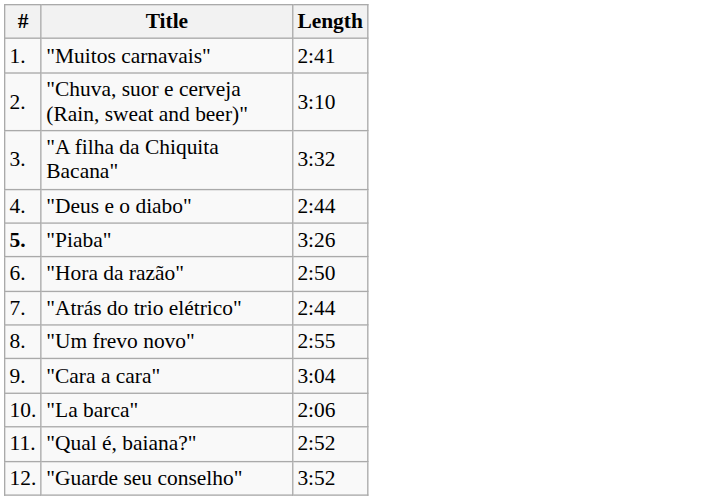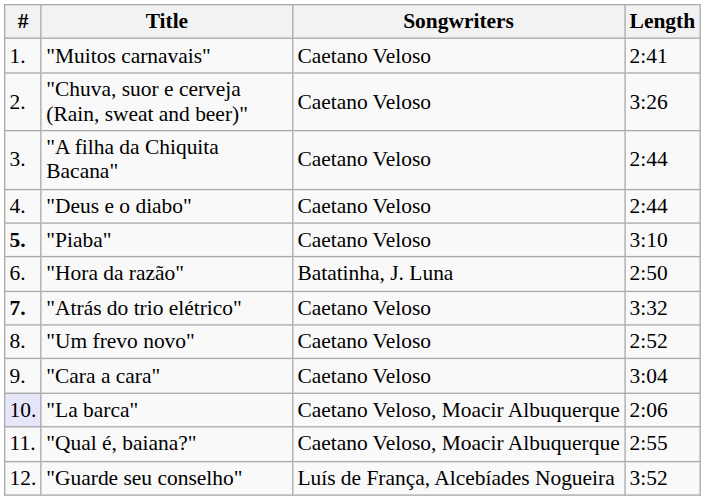+ column: (459, 21)
(316, 101) 3:10 -> (649, 101) 3:26
(316, 159) 3:32 -> (649, 159) 2:44
(316, 239) 3:26 -> (649, 239) 3:10
(18, 307) normal -> (18, 307) bold
(316, 307) 2:44 -> (649, 307) 3:32
(316, 341) 2:55 -> (649, 341) 2:52
(23, 409) no background -> (23, 409) lavender background
(316, 443) 2:52 -> (649, 443) 2:55
